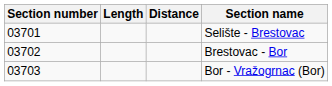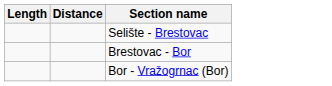- column: (52, 14)
